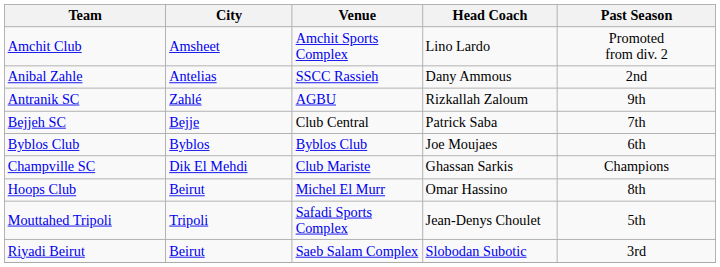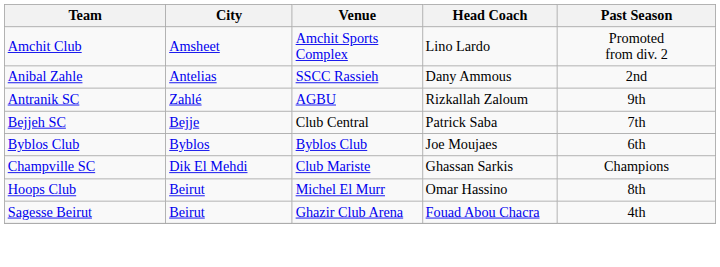- row: (60, 220)
- row: (46, 251)
+ row: (50, 212)
